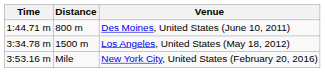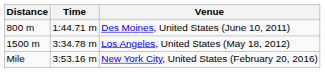columns swapped: (76, 12) <-> (29, 12)
